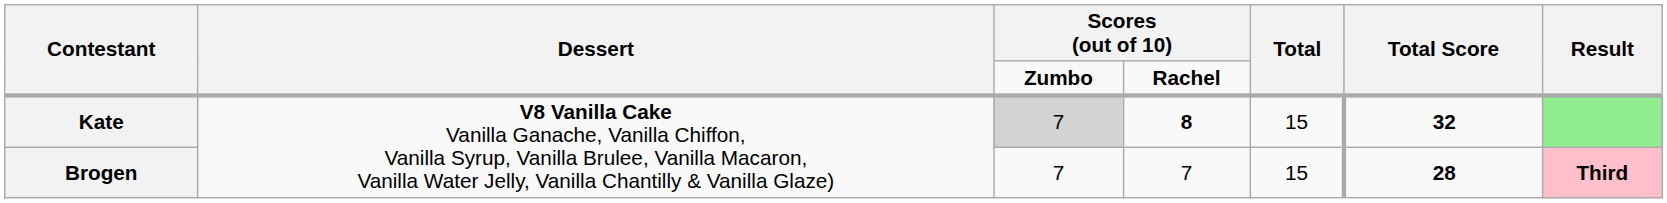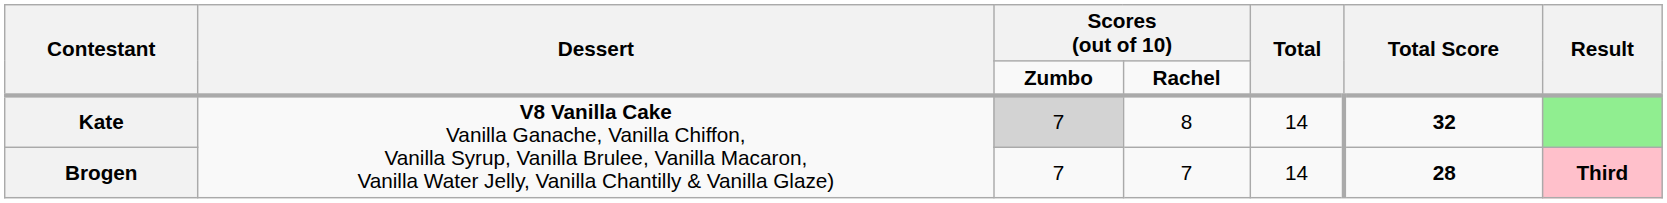(1186, 122) bold -> (1186, 122) normal
(1297, 122) 15 -> (1297, 122) 14
(1297, 173) 15 -> (1297, 173) 14
